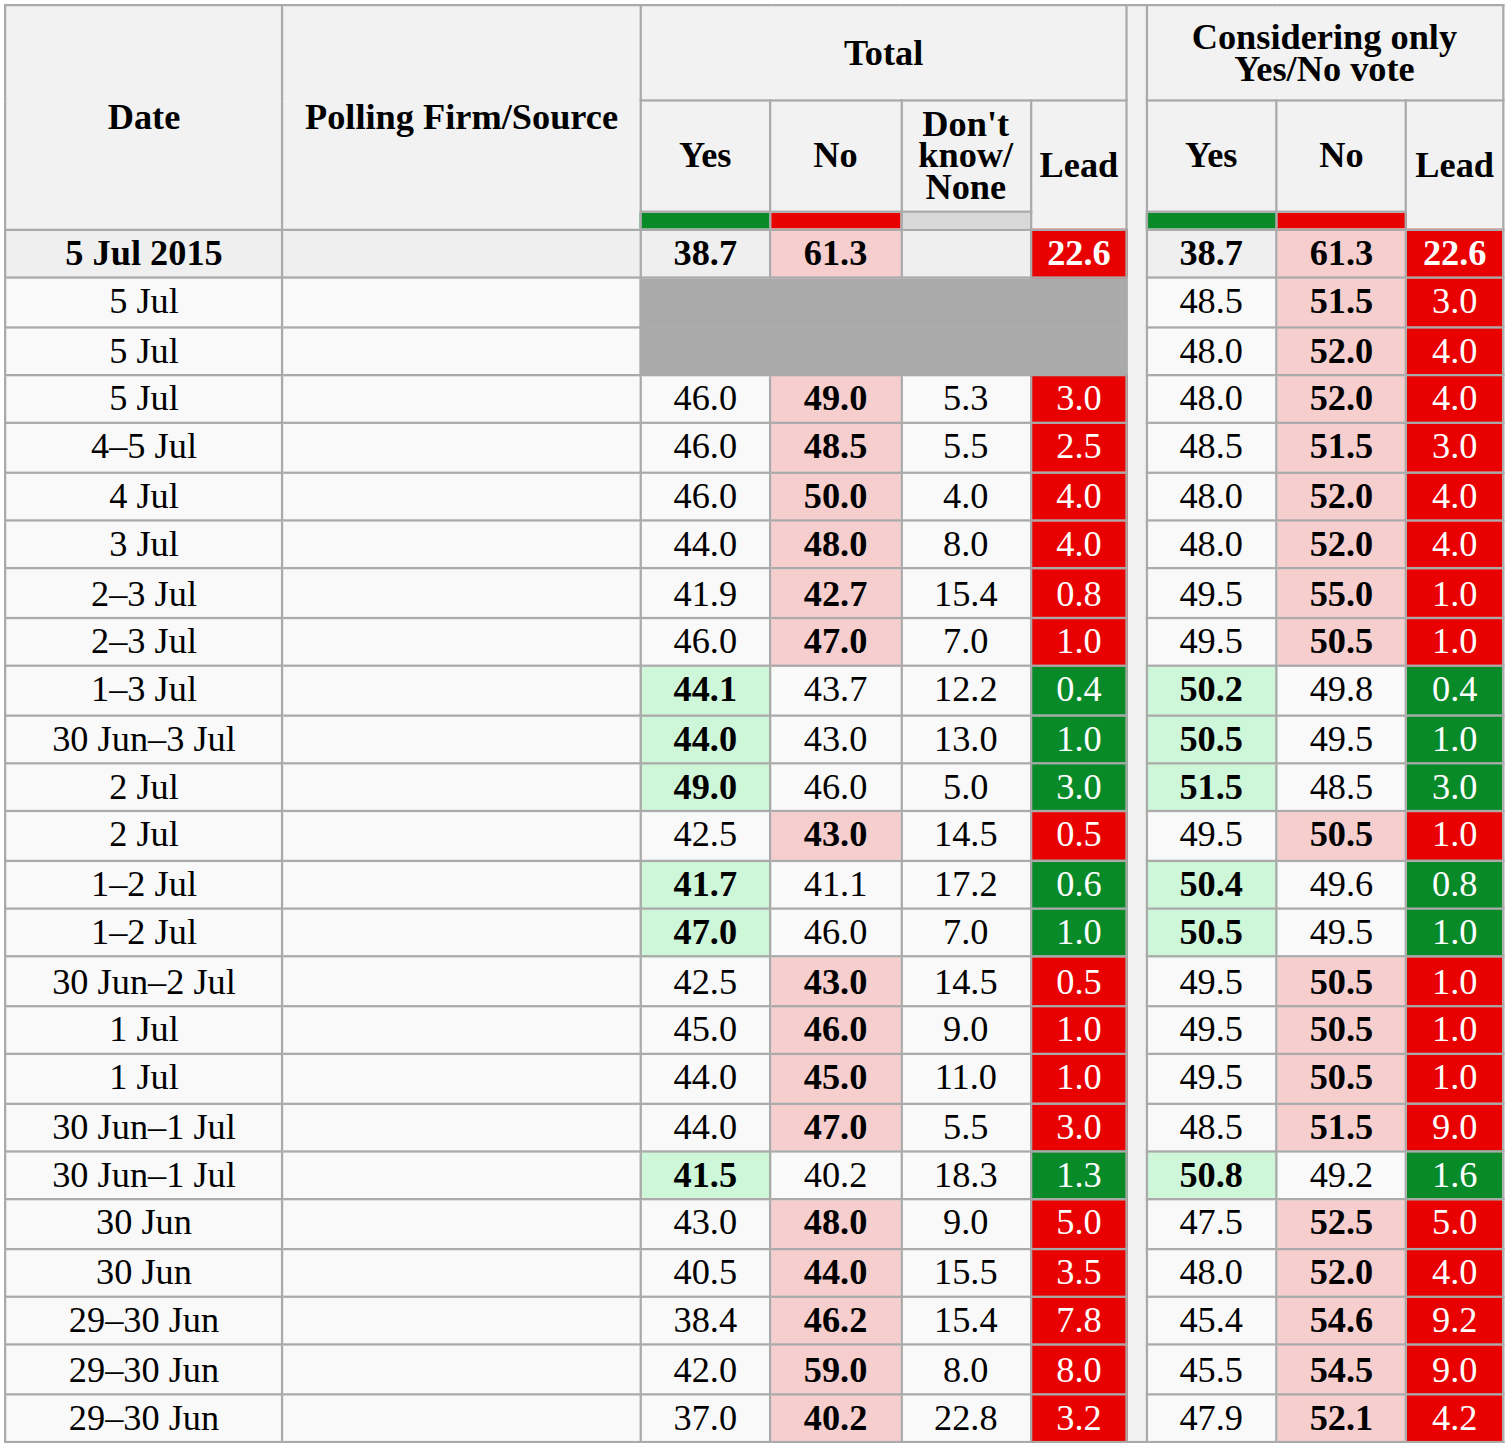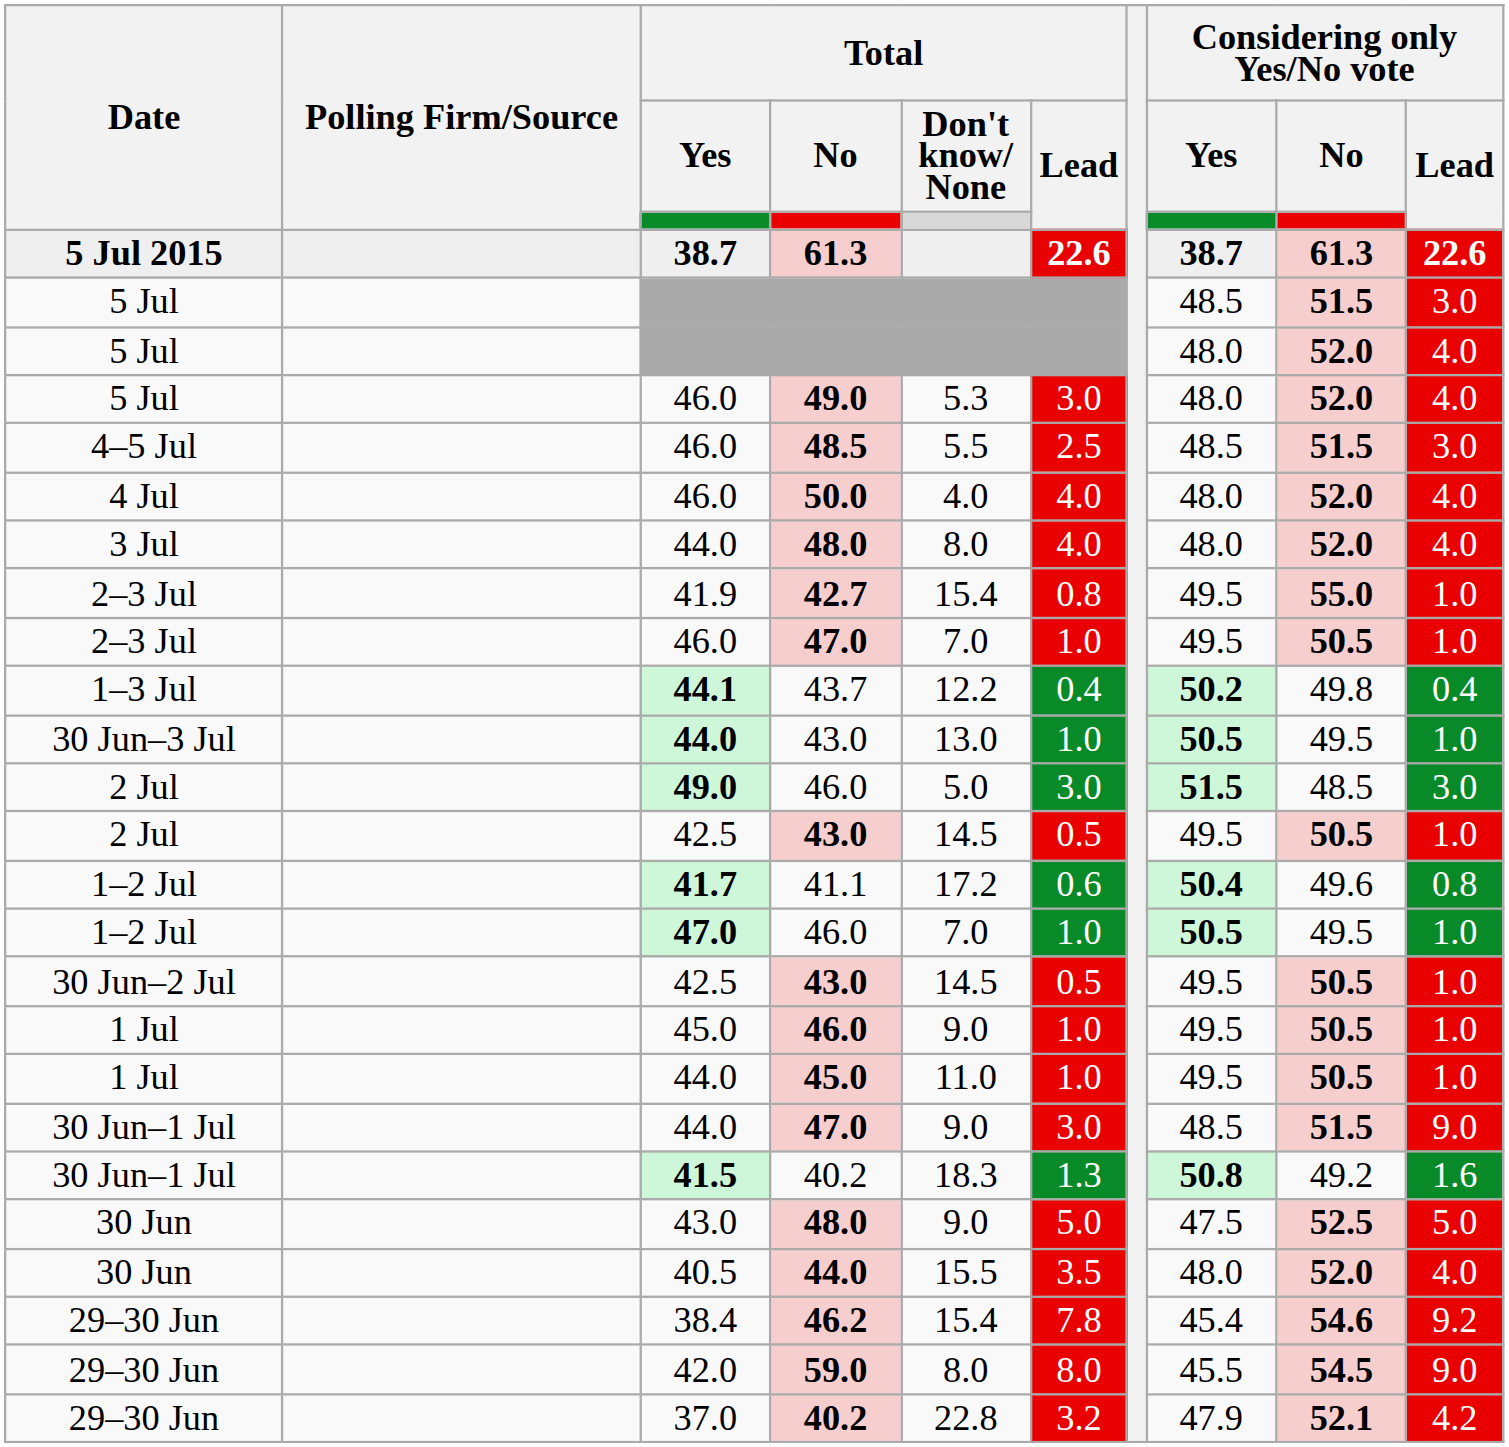(966, 1126) 5.5 -> (966, 1126) 9.0
